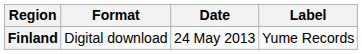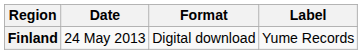columns swapped: (215, 15) <-> (116, 15)
